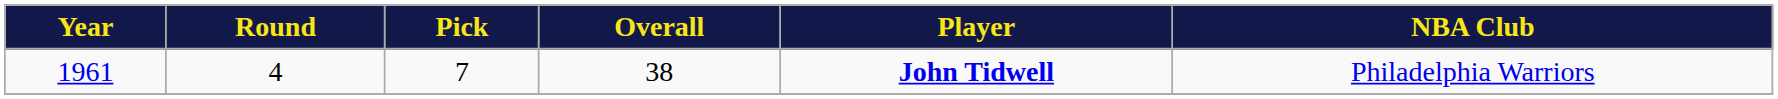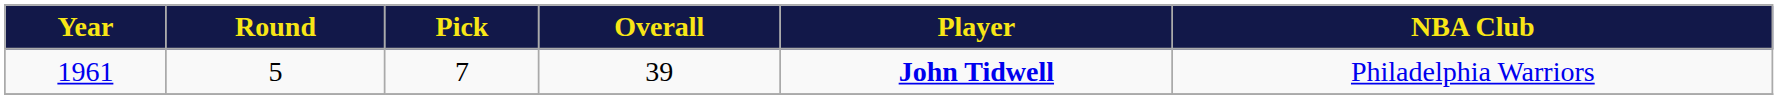(275, 71) 4 -> (275, 71) 5
(659, 71) 38 -> (659, 71) 39
